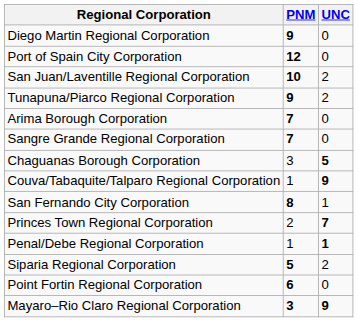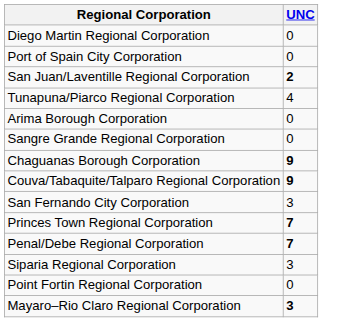- column: (301, 14)
(325, 77) normal -> (290, 77) bold
(325, 98) 2 -> (290, 98) 4
(325, 160) 5 -> (290, 160) 9
(325, 202) 1 -> (290, 202) 3
(325, 243) 1 -> (290, 243) 7
(325, 264) 2 -> (290, 264) 3
(325, 306) 9 -> (290, 306) 3
